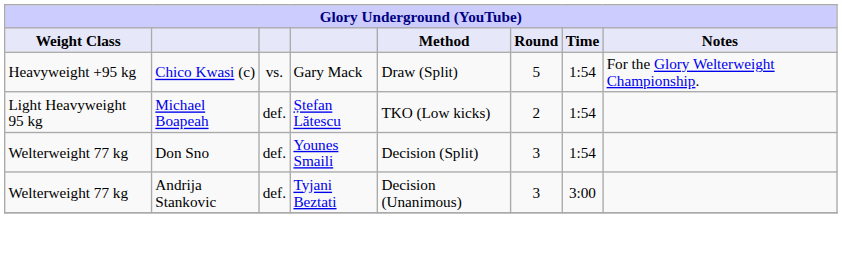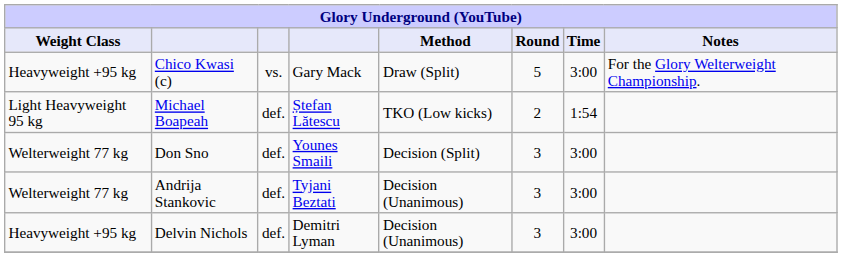(582, 72) 1:54 -> (584, 72) 3:00
(582, 153) 1:54 -> (584, 153) 3:00
+ row: (201, 233)
